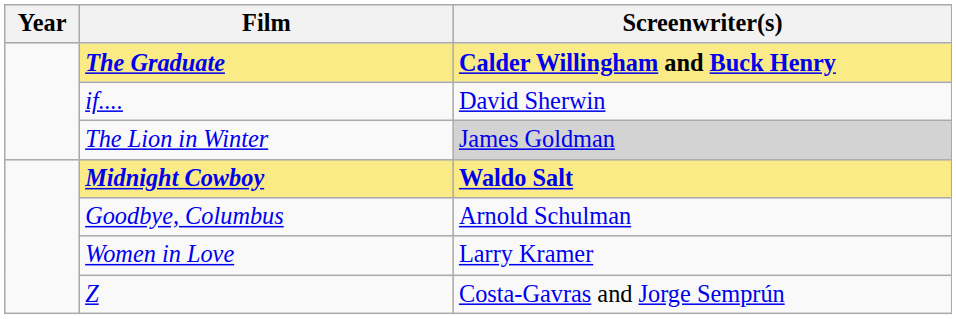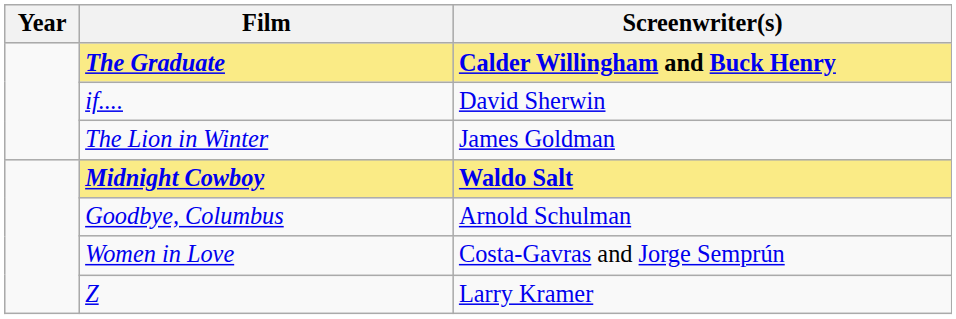(537, 139) lightgrey background -> (537, 139) no background
(526, 255) Larry Kramer -> (622, 255) Costa-Gavras and Jorge Semprún
(622, 293) Costa-Gavras and Jorge Semprún -> (526, 293) Larry Kramer
